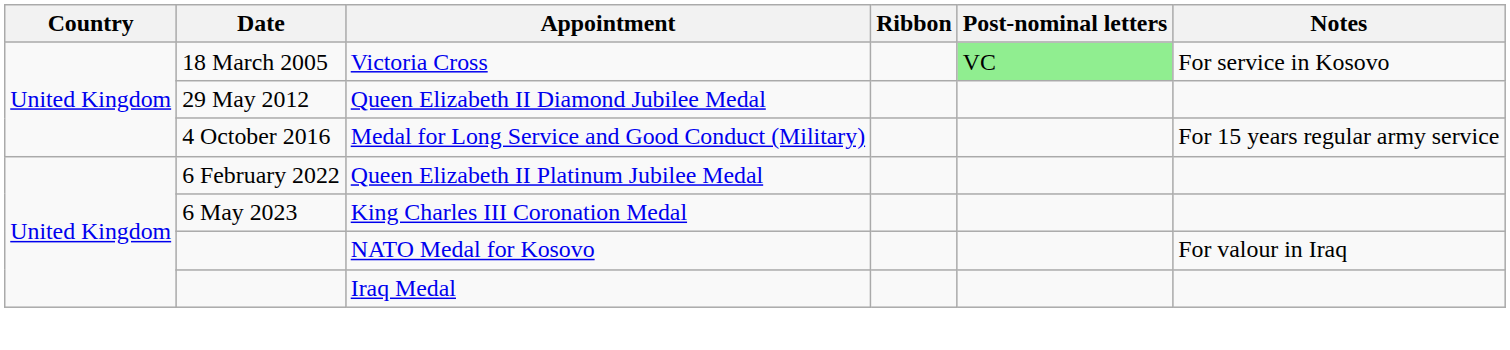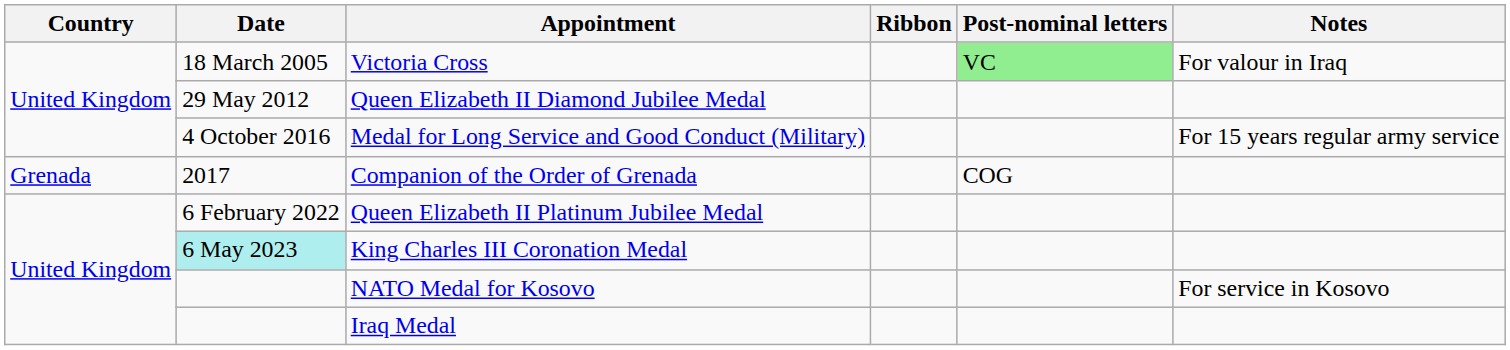(1284, 61) For service in Kosovo -> (1263, 61) For valour in Iraq
+ row: (524, 174)
(240, 212) no background -> (240, 250) paleturquoise background
(1263, 250) For valour in Iraq -> (1284, 288) For service in Kosovo
